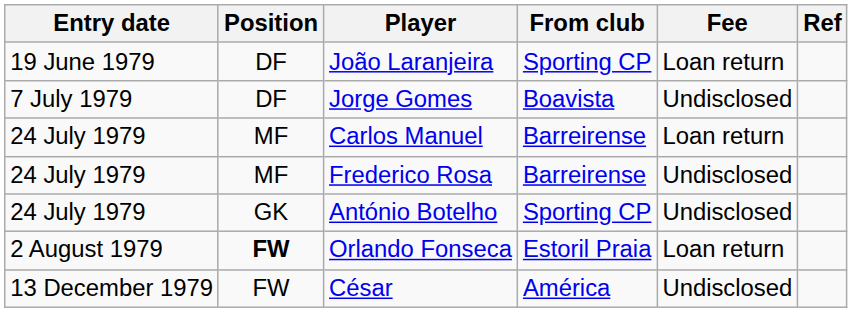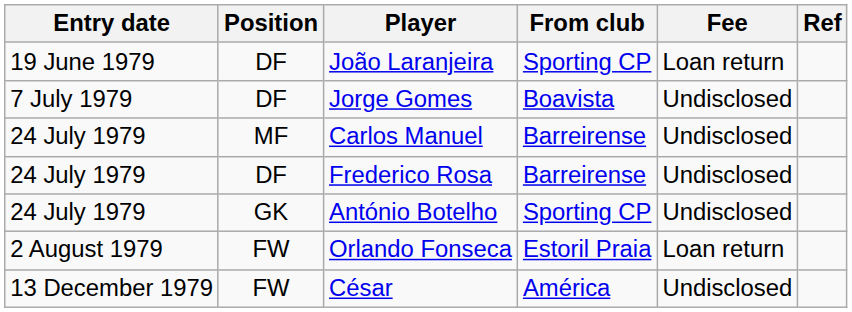(723, 136) Loan return -> (727, 136) Undisclosed
(271, 174) MF -> (271, 174) DF
(271, 250) bold -> (271, 250) normal
